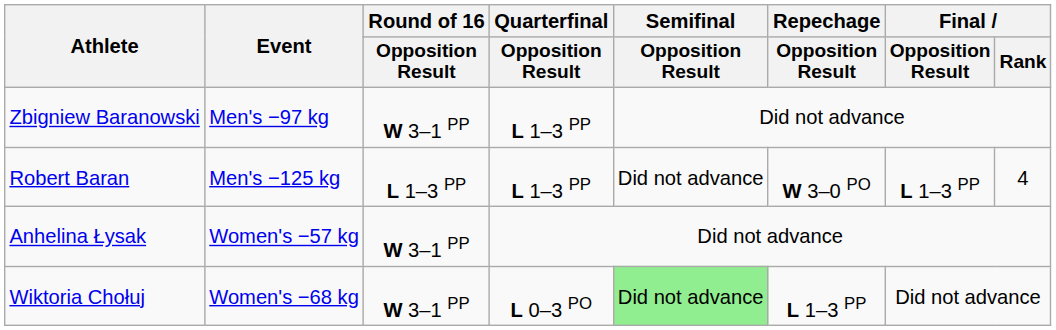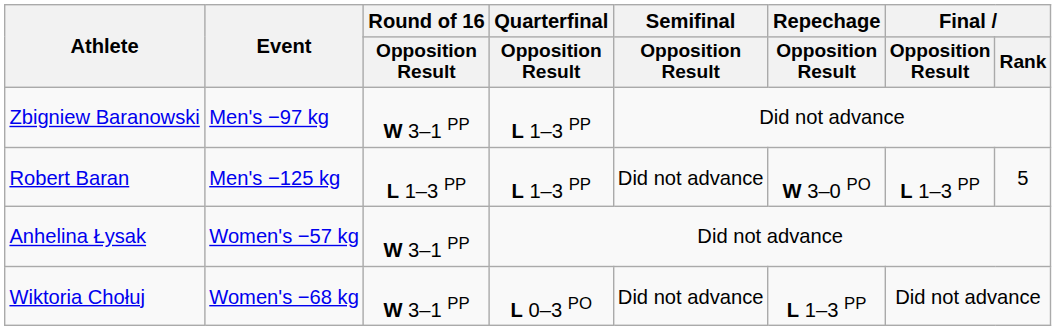(1023, 177) 4 -> (1023, 177) 5
(691, 296) lightgreen background -> (691, 296) no background
